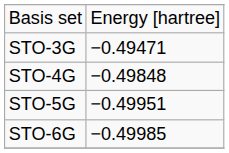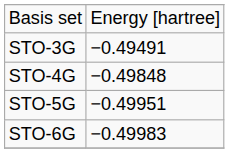(128, 47) −0.49471 -> (128, 47) −0.49491
(128, 133) −0.49985 -> (128, 133) −0.49983
